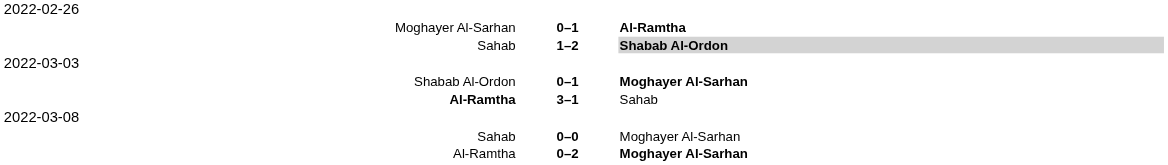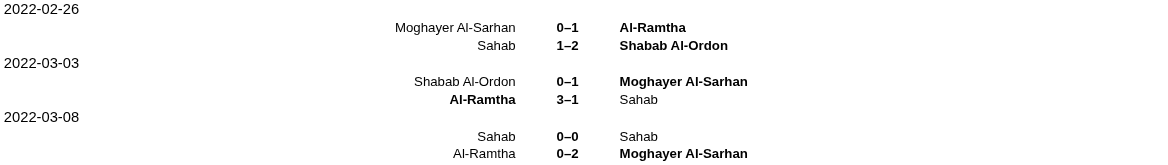(674, 45) lightgrey background -> (674, 45) no background
(680, 136) Moghayer Al-Sarhan -> (639, 136) Sahab
